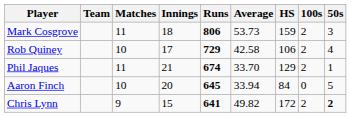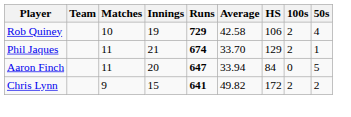- row: (42, 31)
(167, 49) 17 -> (153, 31) 19
(121, 85) 10 -> (107, 67) 11
(212, 85) 645 -> (198, 67) 647
(330, 103) bold -> (316, 85) normal
